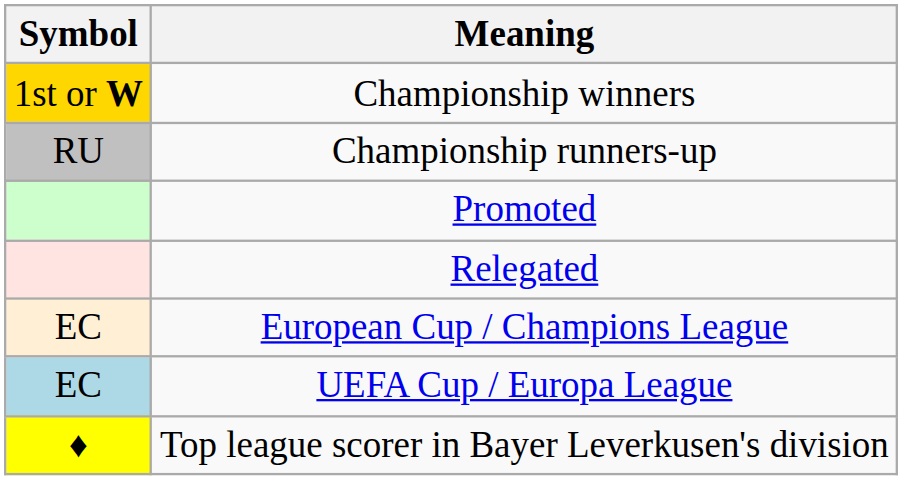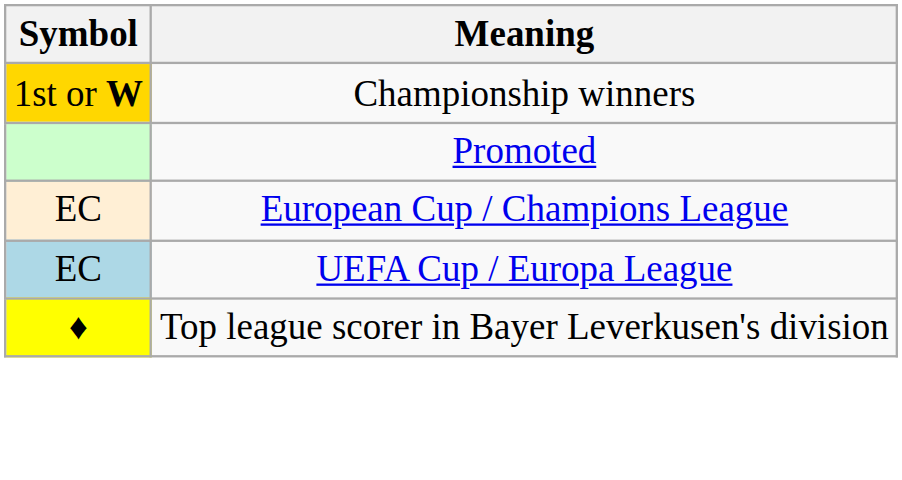- row: (524, 151)
- row: (524, 268)
